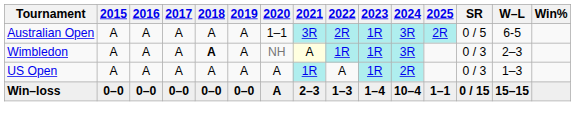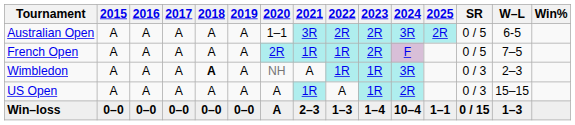(375, 33) 1R -> (375, 33) 2R
+ row: (43, 52)
(309, 52) lightyellow background -> (309, 71) no background
(512, 71) 1–3 -> (512, 91) 15–15
(512, 91) 15–15 -> (512, 110) 1–3
